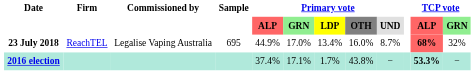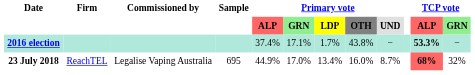rows swapped: (34, 43) <-> (34, 61)
